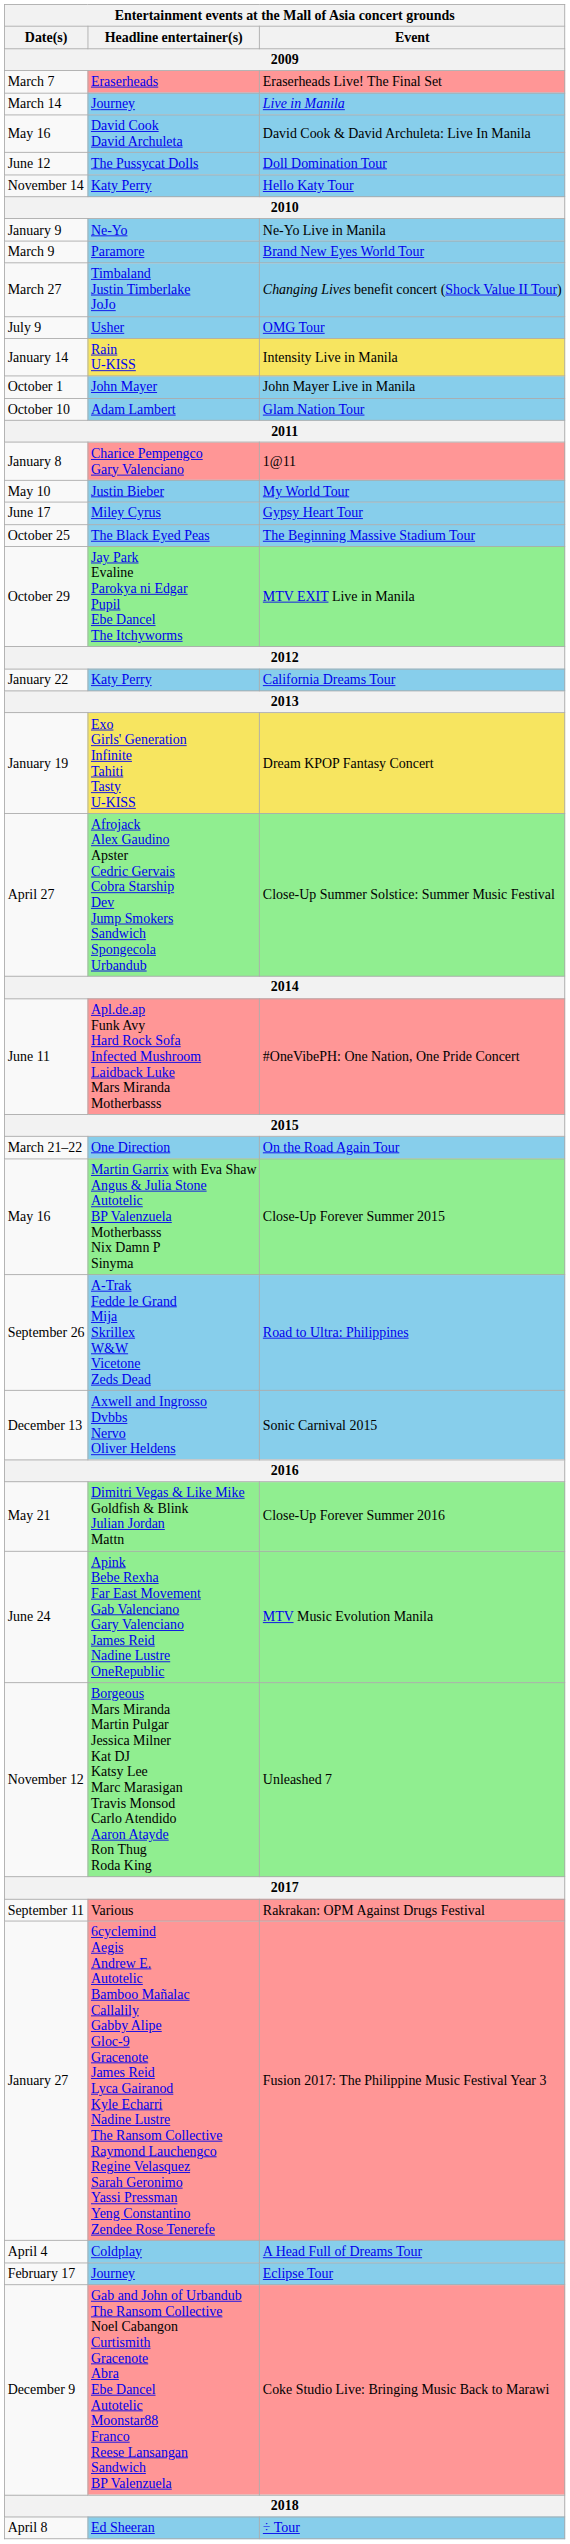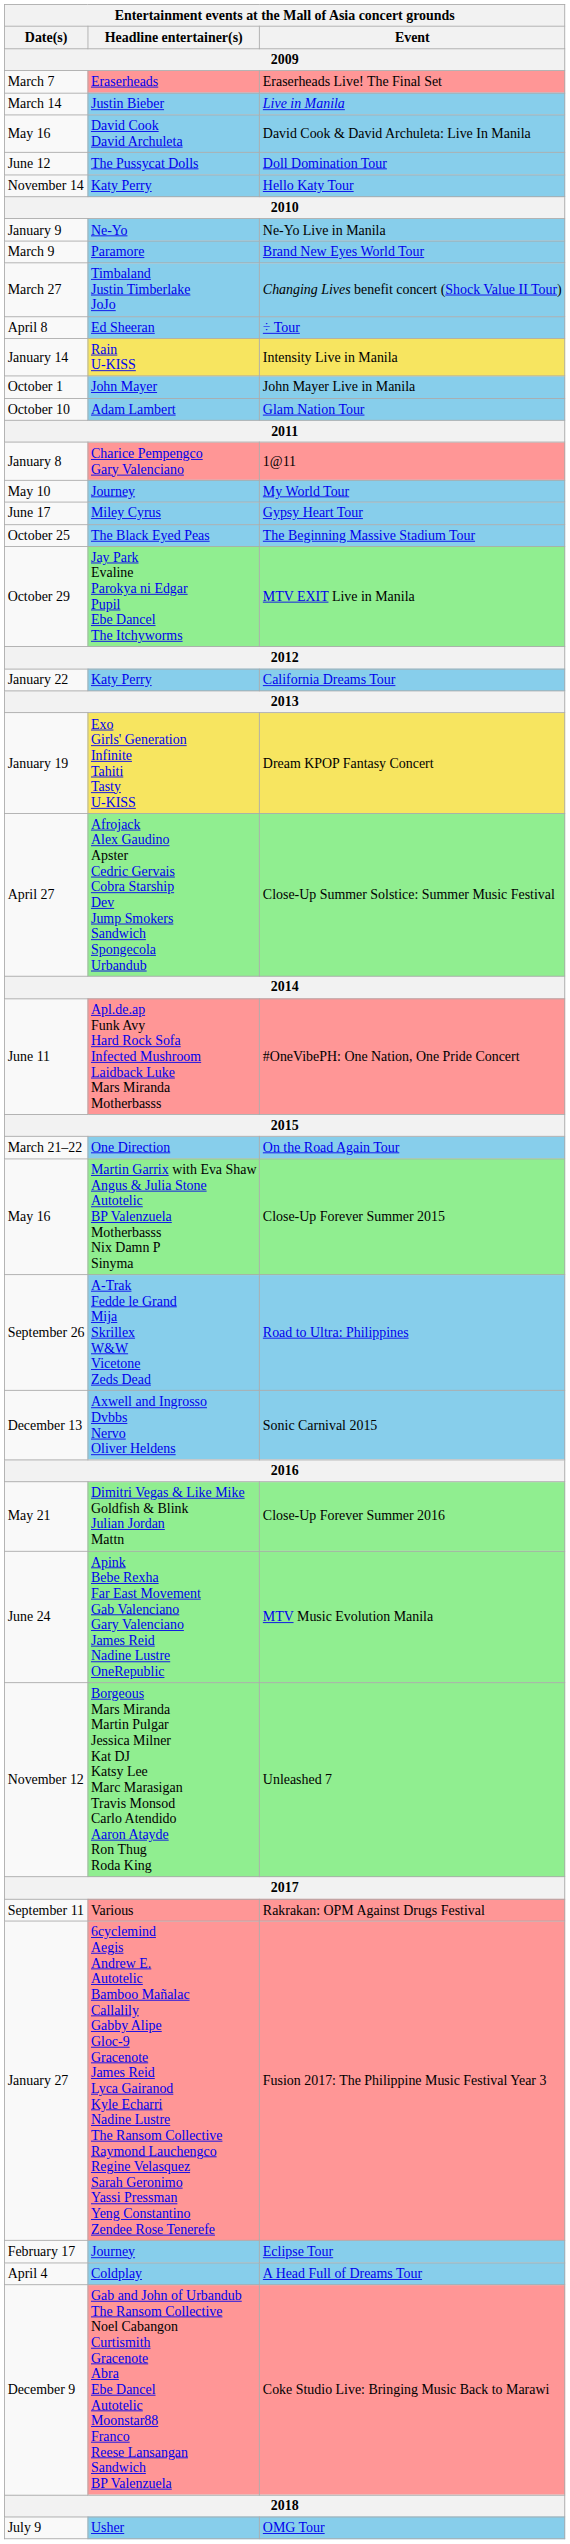(113, 103) Journey -> (128, 103) Justin Bieber
rows swapped: (294, 327) <-> (281, 2527)
(128, 491) Justin Bieber -> (113, 491) Journey
rows swapped: (298, 2273) <-> (342, 2251)
